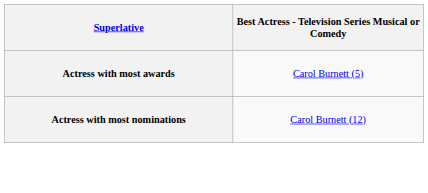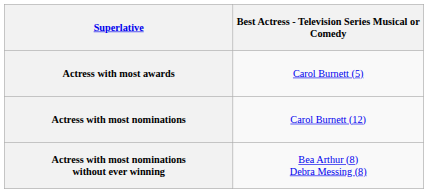+ row: (119, 165)
